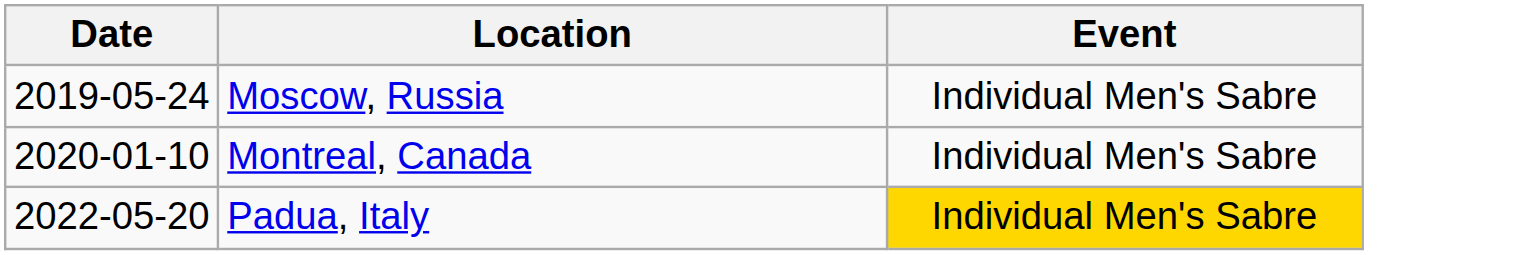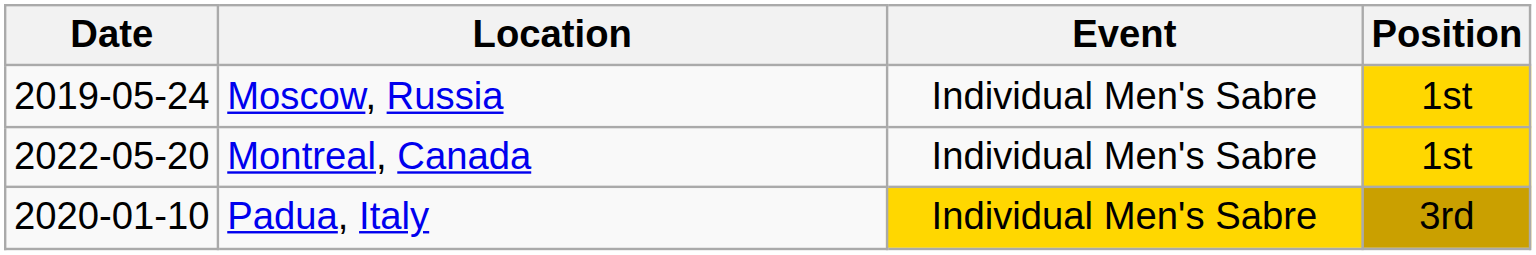+ column: (1447, 34)
(112, 156) 2020-01-10 -> (112, 156) 2022-05-20
(112, 216) 2022-05-20 -> (112, 216) 2020-01-10
